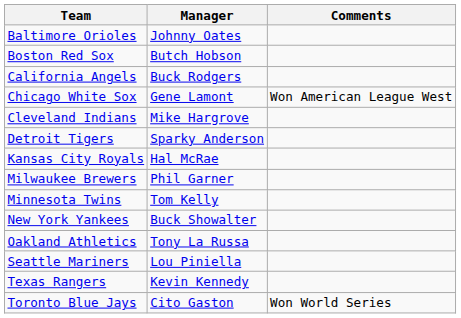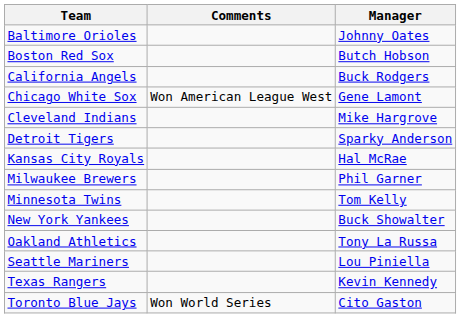columns swapped: (207, 15) <-> (361, 15)
